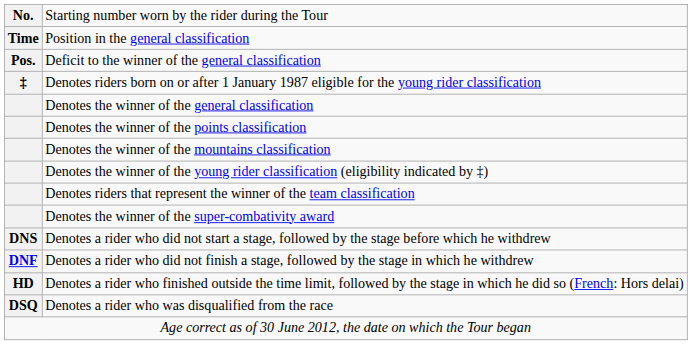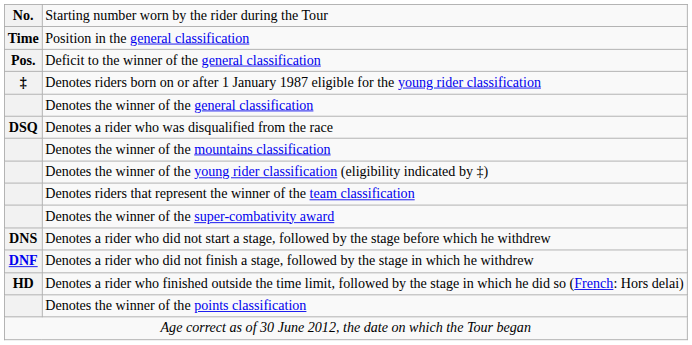rows swapped: (176, 127) <-> (189, 305)
